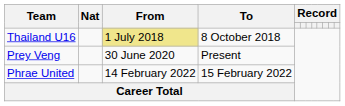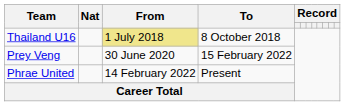(221, 55) Present -> (246, 55) 15 February 2022
(246, 73) 15 February 2022 -> (221, 73) Present
